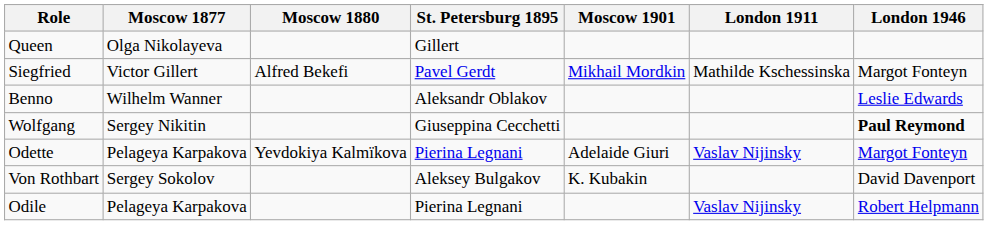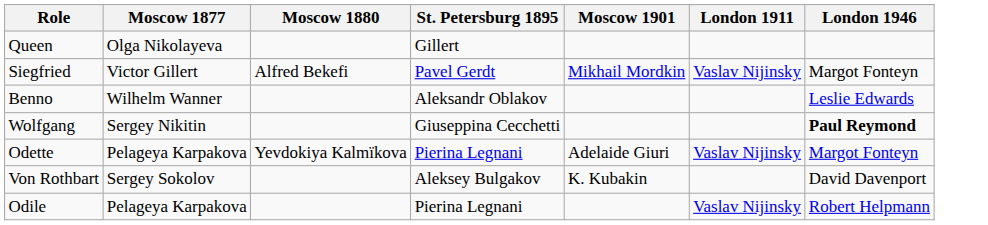(772, 71) Mathilde Kschessinska -> (747, 71) Vaslav Nijinsky
